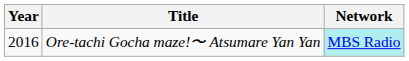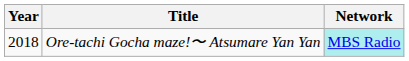(23, 42) 2016 -> (23, 42) 2018
